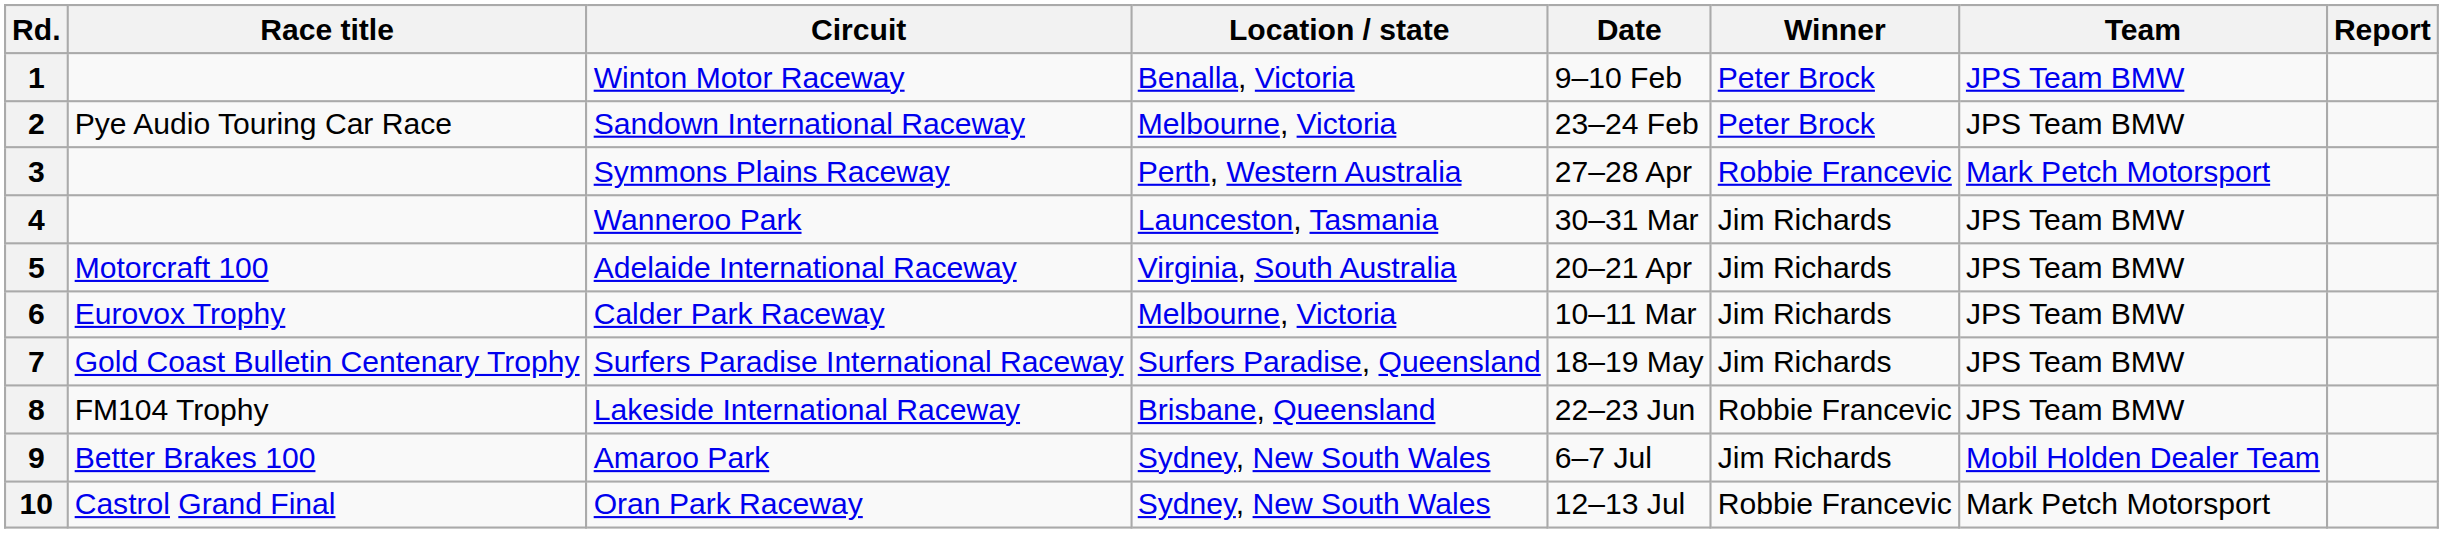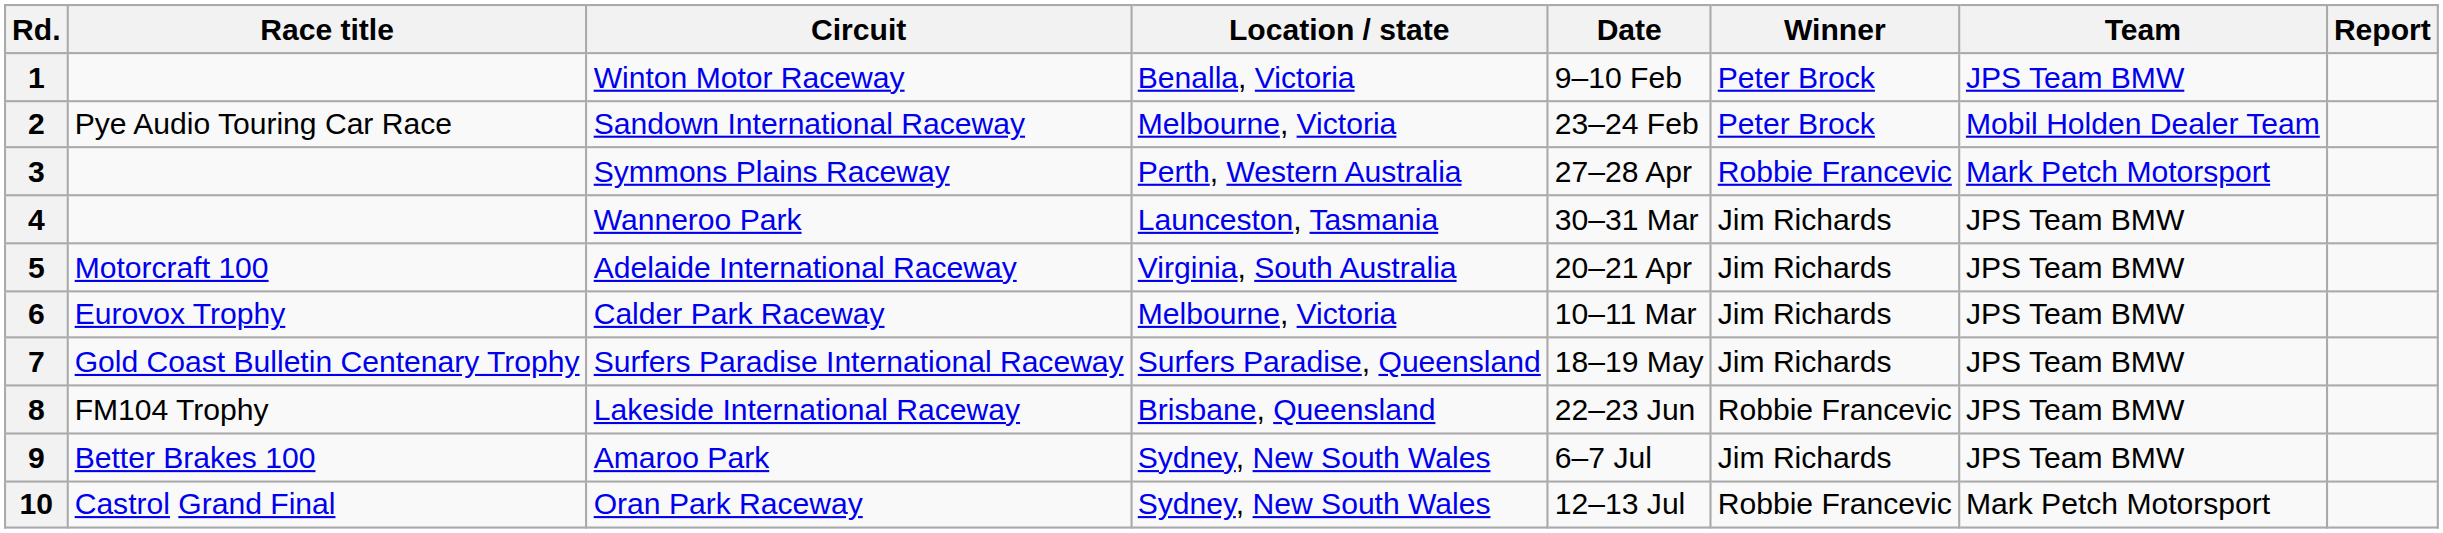(2075, 124) JPS Team BMW -> (2143, 124) Mobil Holden Dealer Team
(2143, 457) Mobil Holden Dealer Team -> (2075, 457) JPS Team BMW
